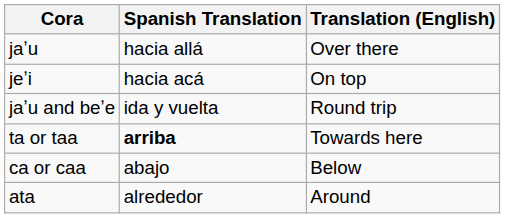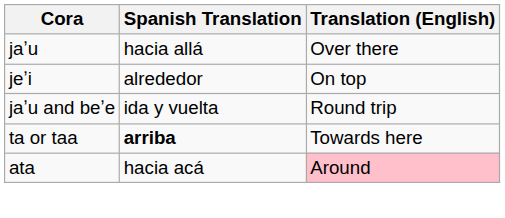(164, 78) hacia acá -> (163, 78) alrededor
- row: (47, 167)
(163, 197) alrededor -> (164, 167) hacia acá
(340, 197) no background -> (340, 167) pink background
